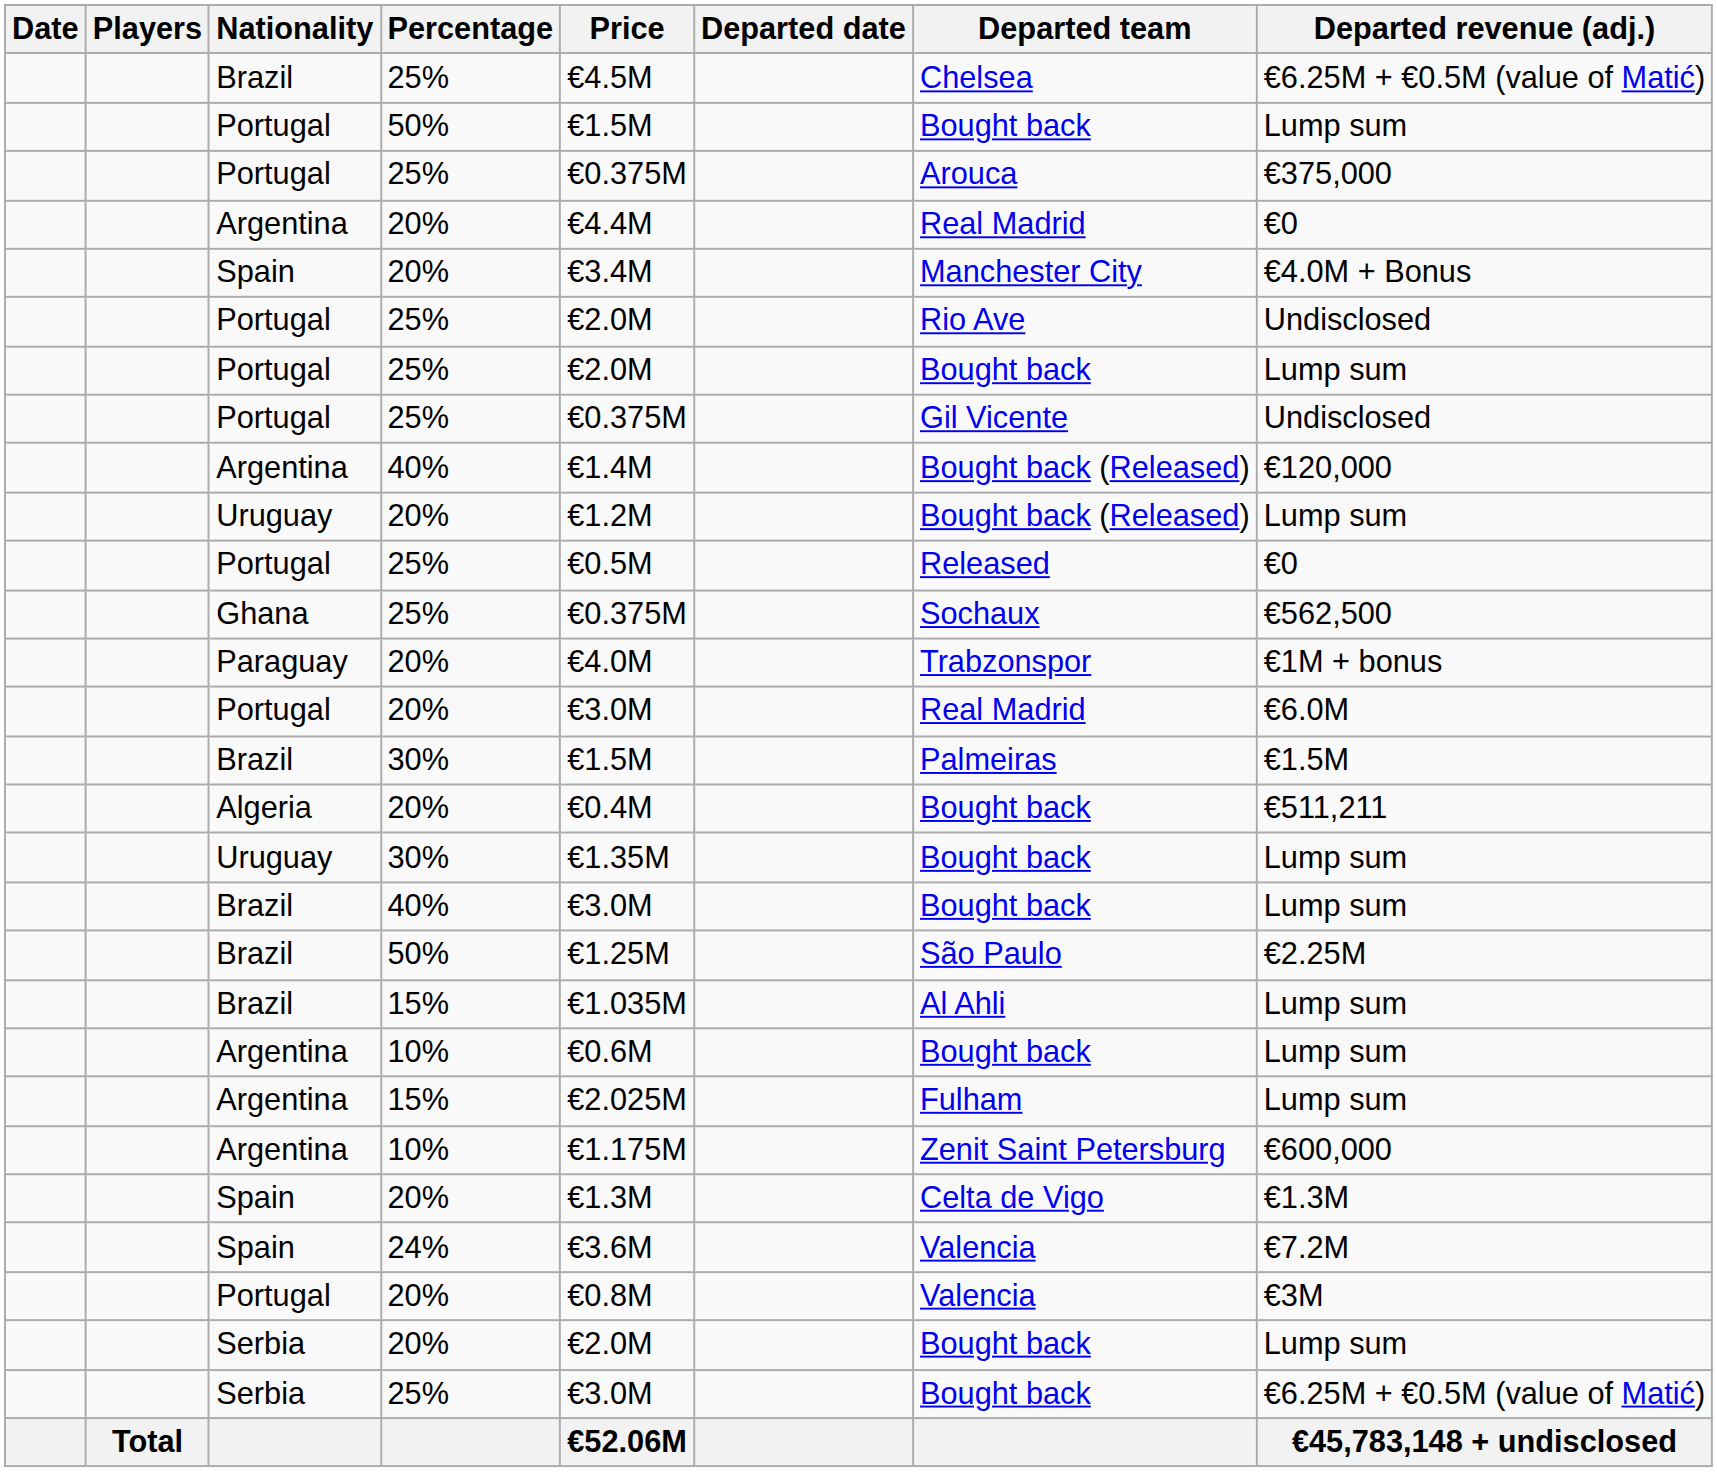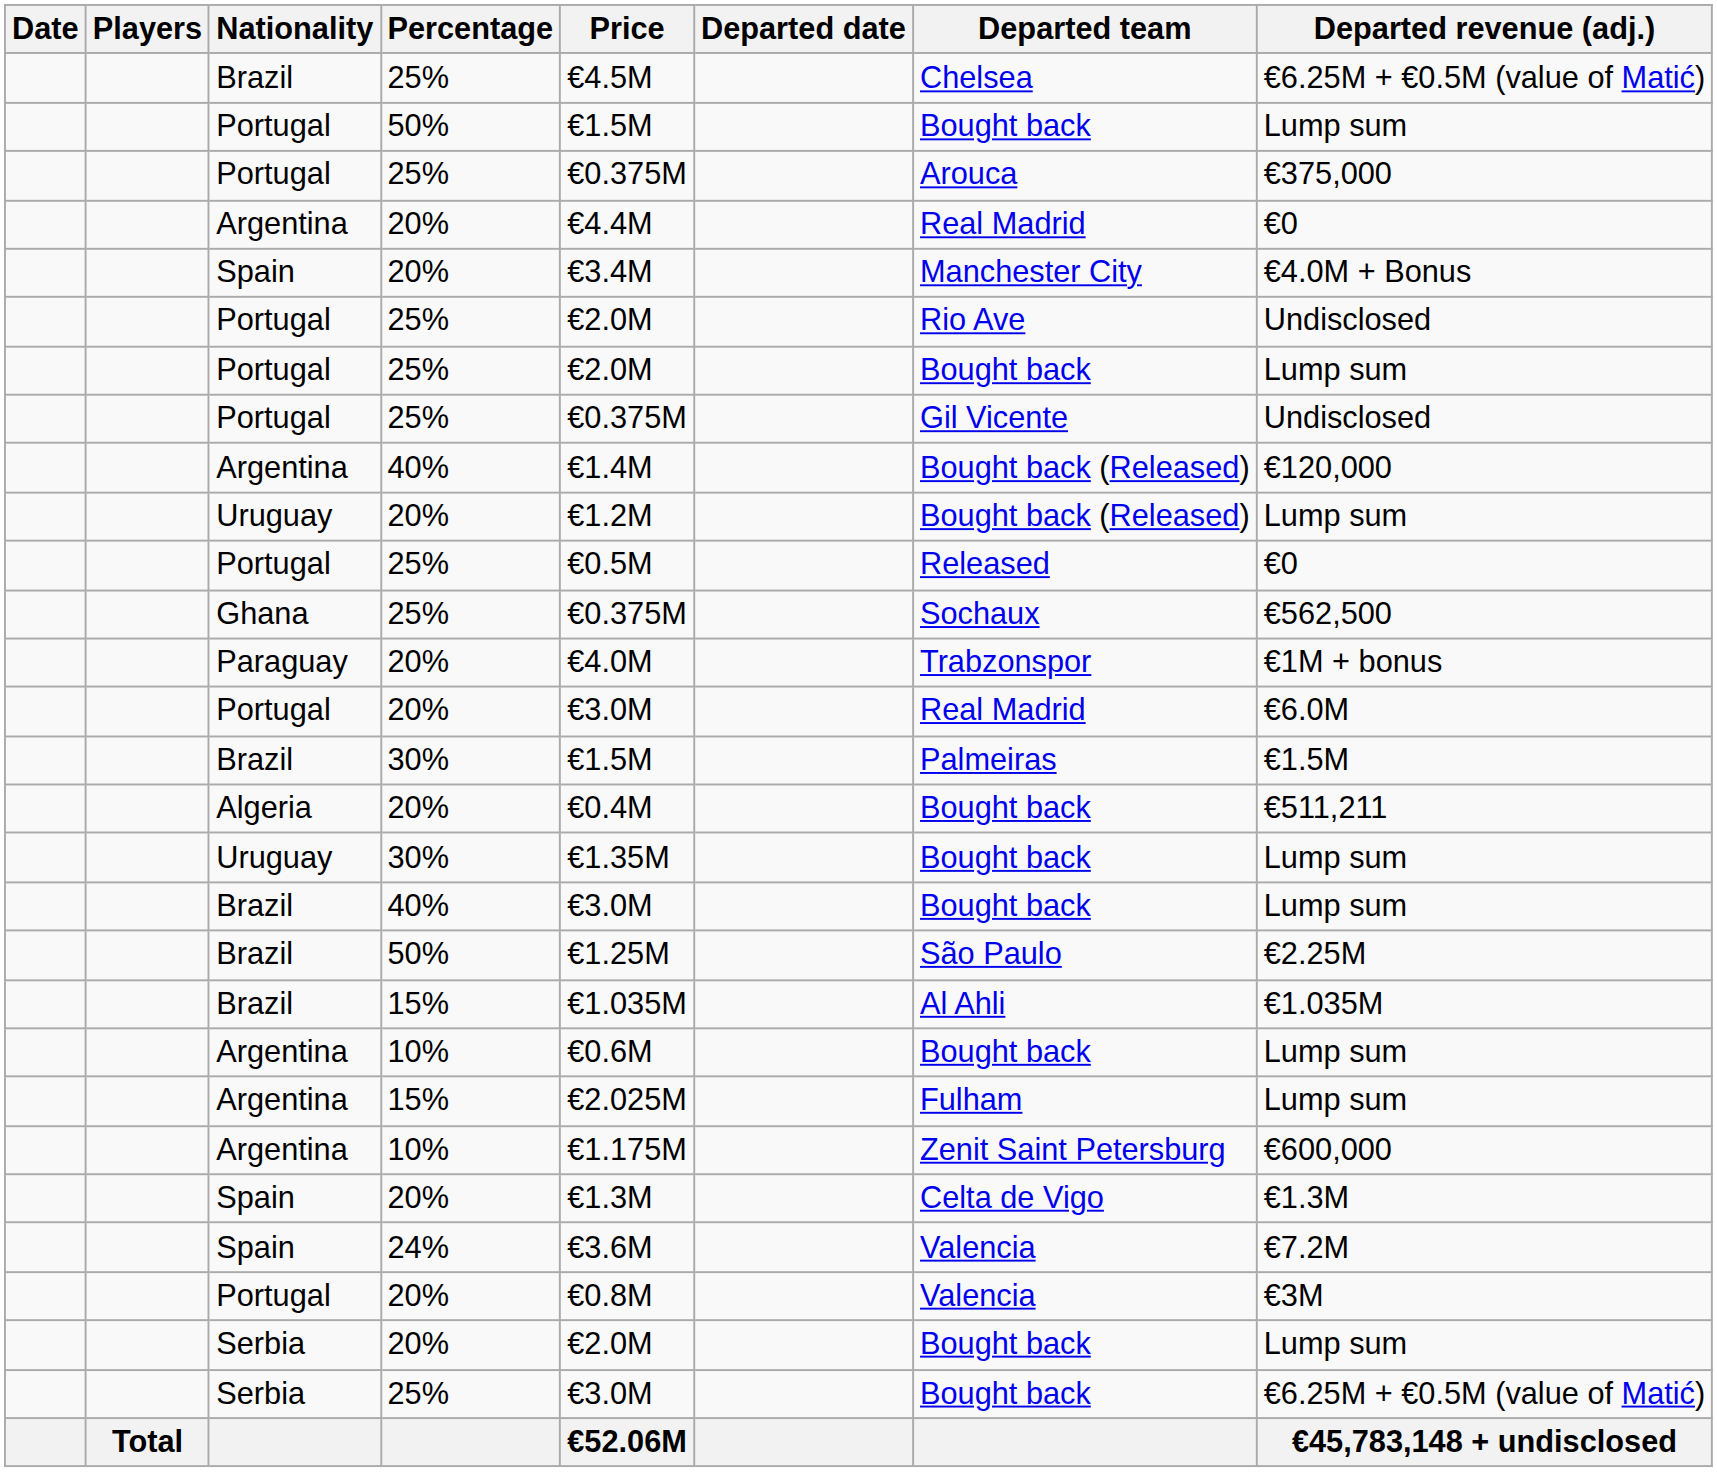(1336, 1003) Lump sum -> (1324, 1003) €1.035M
